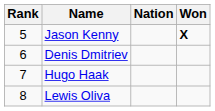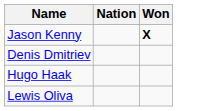- column: (23, 14)
